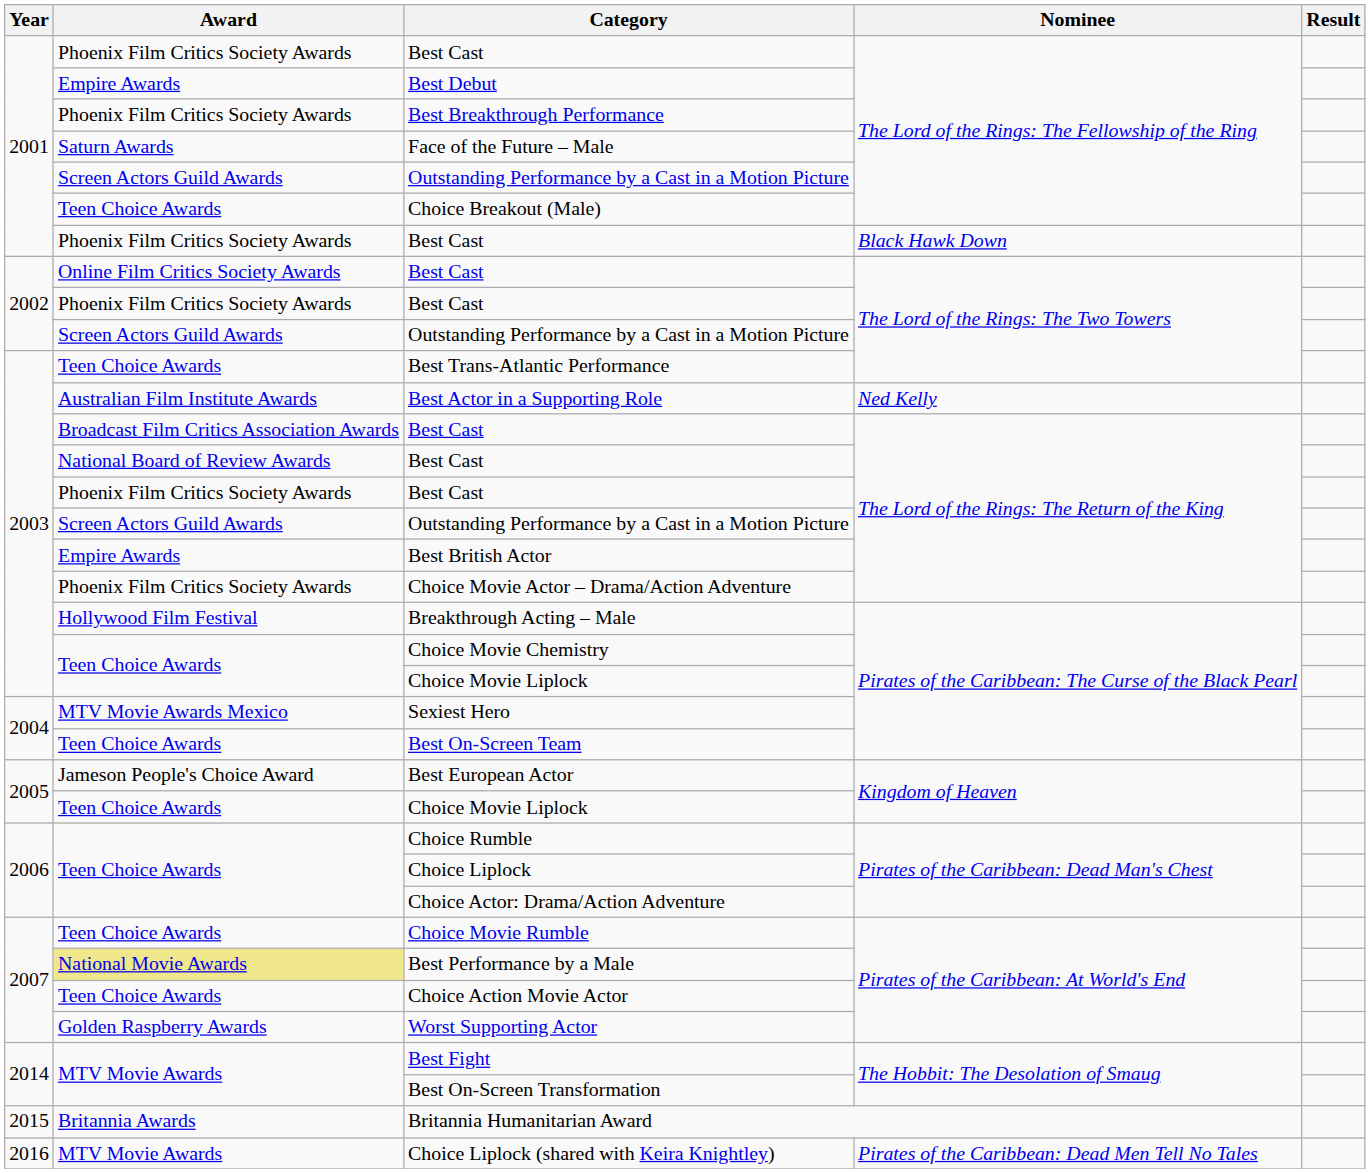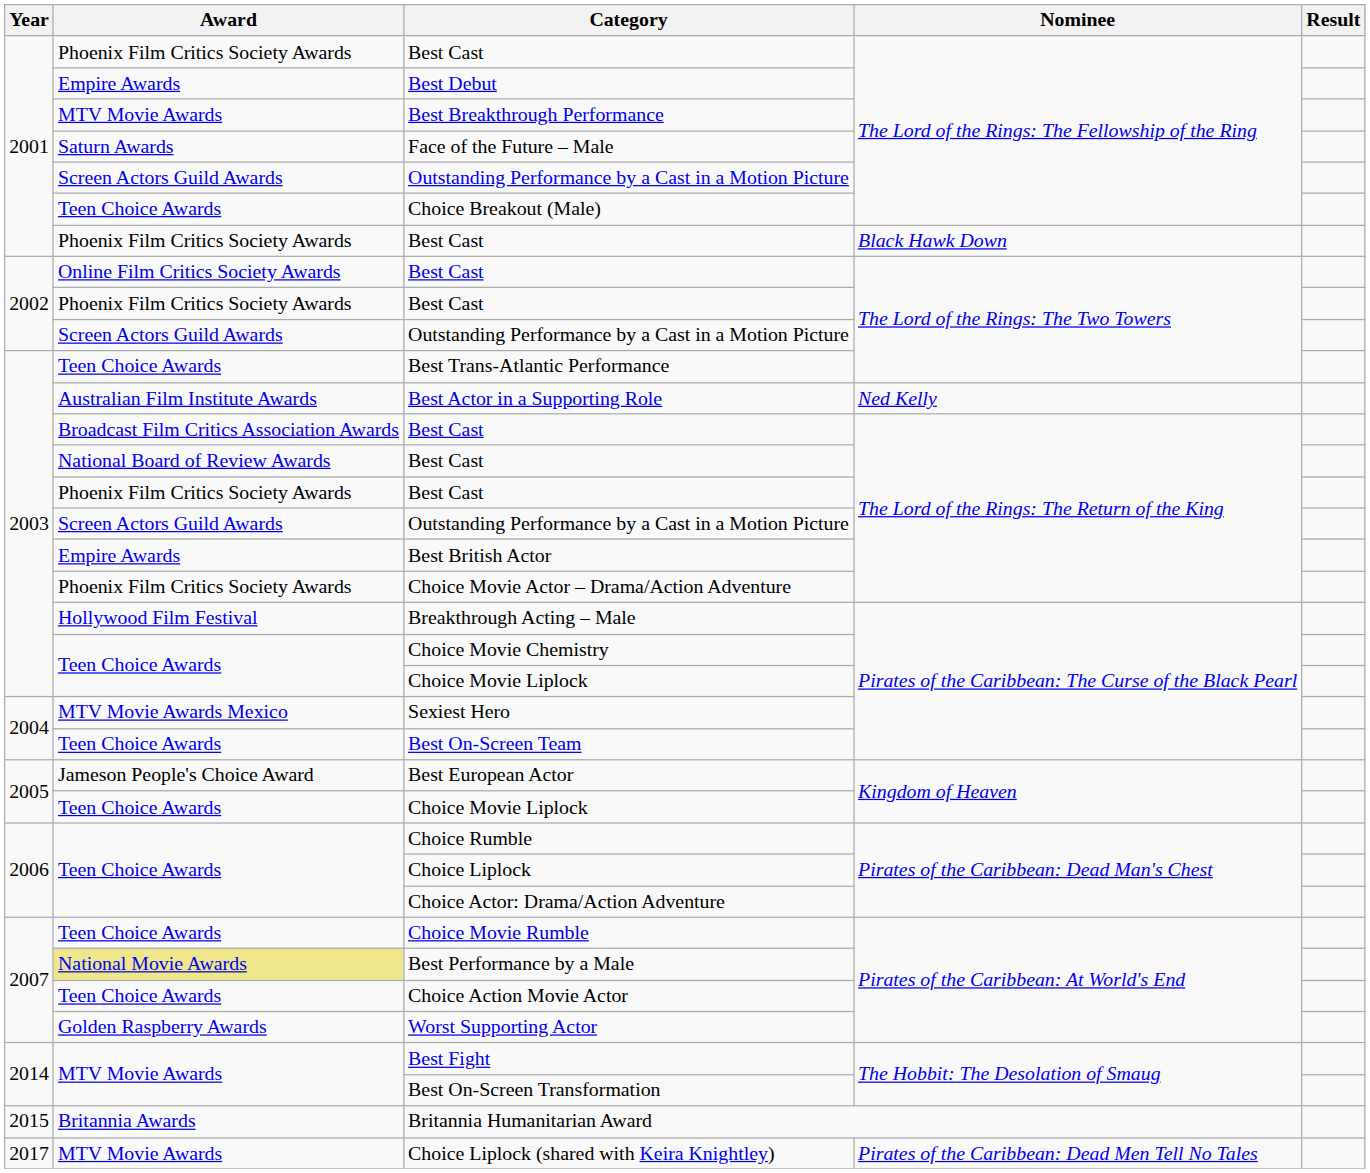(205, 114) Phoenix Film Critics Society Awards -> (140, 114) MTV Movie Awards
(29, 1152) 2016 -> (29, 1152) 2017
